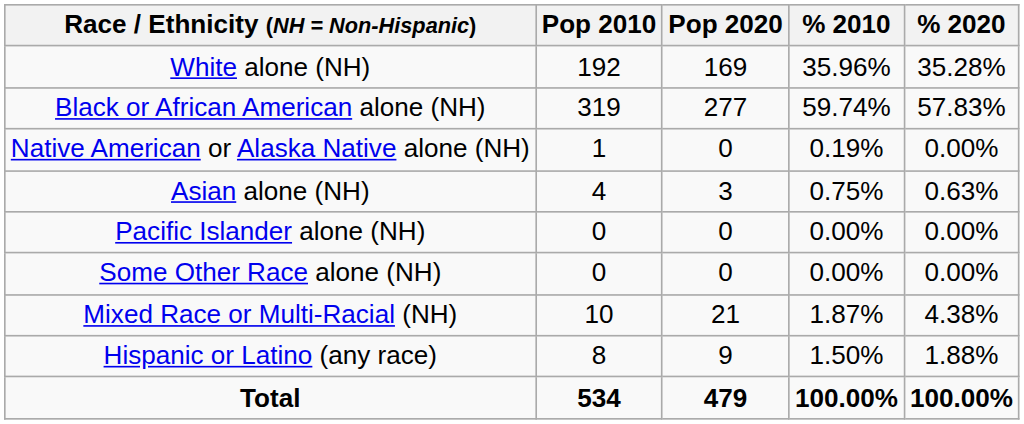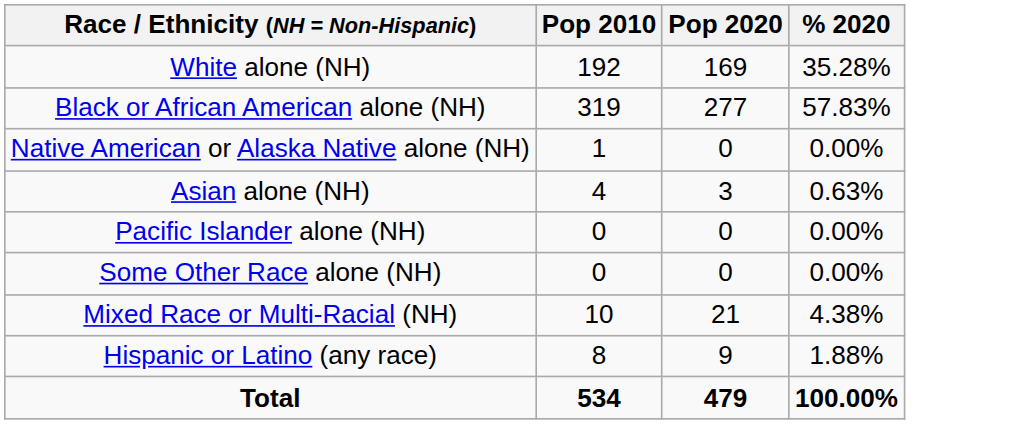- column: (846, 25)
